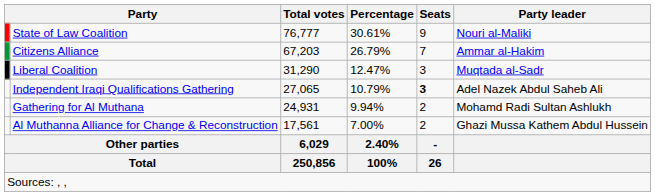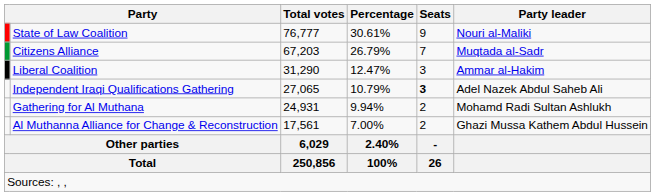(500, 51) Ammar al-Hakim -> (500, 51) Muqtada al-Sadr
(500, 70) Muqtada al-Sadr -> (500, 70) Ammar al-Hakim
